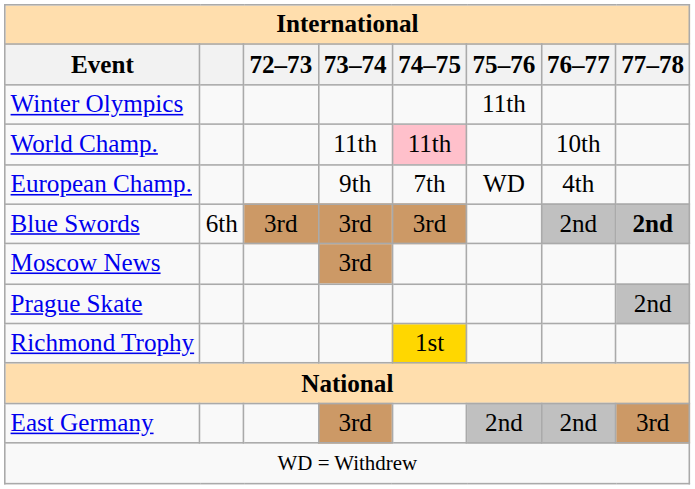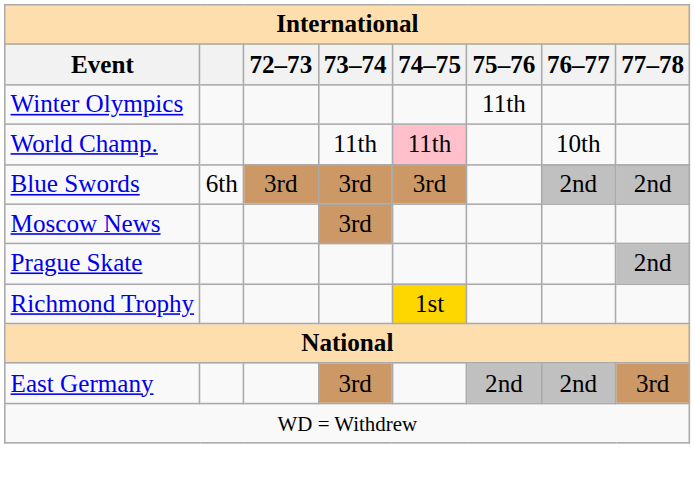- row: (101, 183)
(653, 223) bold -> (653, 183) normal
